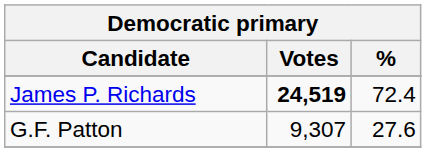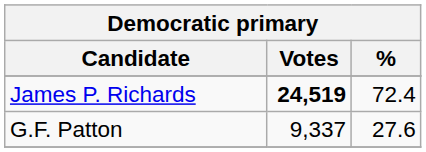(318, 130) 9,307 -> (318, 130) 9,337
